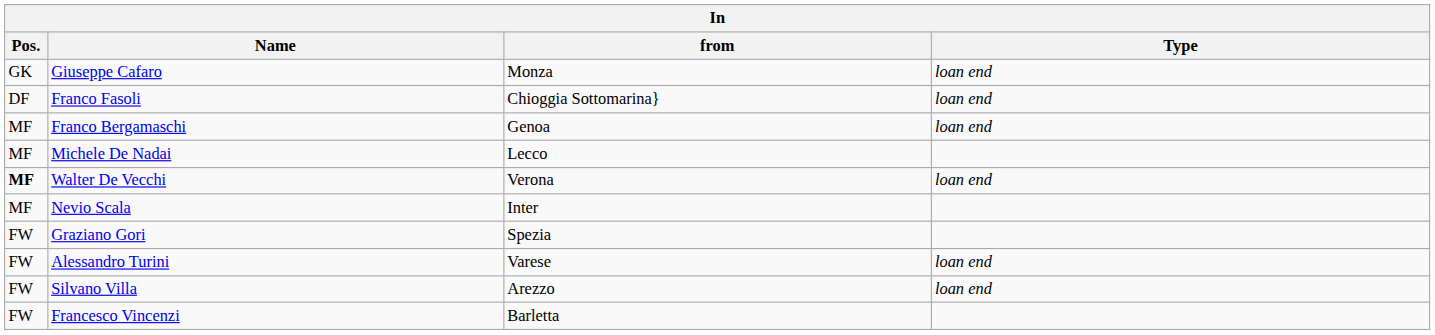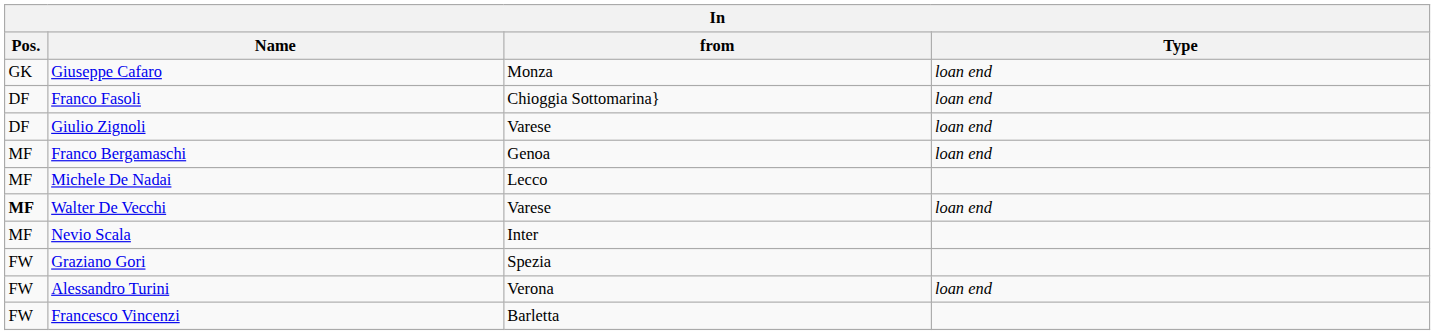+ row: (98, 126)
(531, 180) Verona -> (529, 207) Varese
(529, 262) Varese -> (531, 289) Verona
- row: (94, 289)
